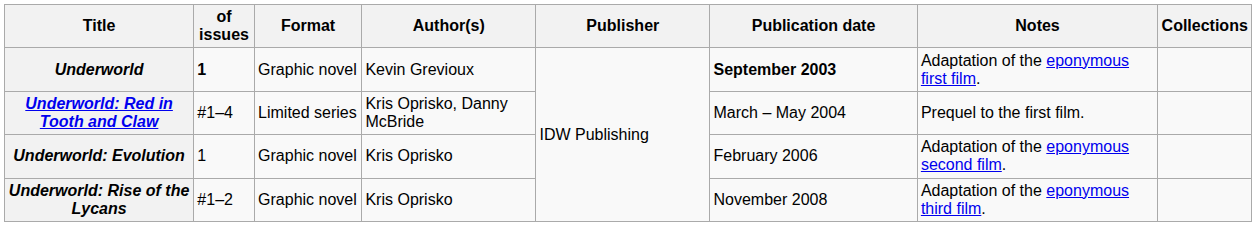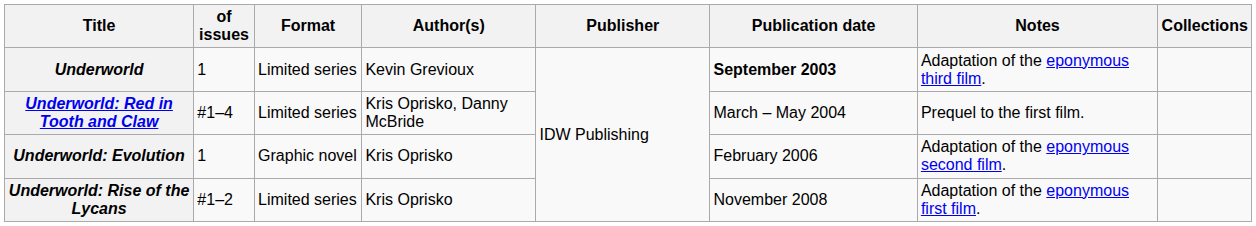(202, 69) bold -> (202, 69) normal
(307, 69) Graphic novel -> (307, 69) Limited series
(1025, 69) Adaptation of the eponymous first film. -> (1025, 69) Adaptation of the eponymous third film.
(307, 199) Graphic novel -> (307, 199) Limited series
(1025, 199) Adaptation of the eponymous third film. -> (1025, 199) Adaptation of the eponymous first film.
